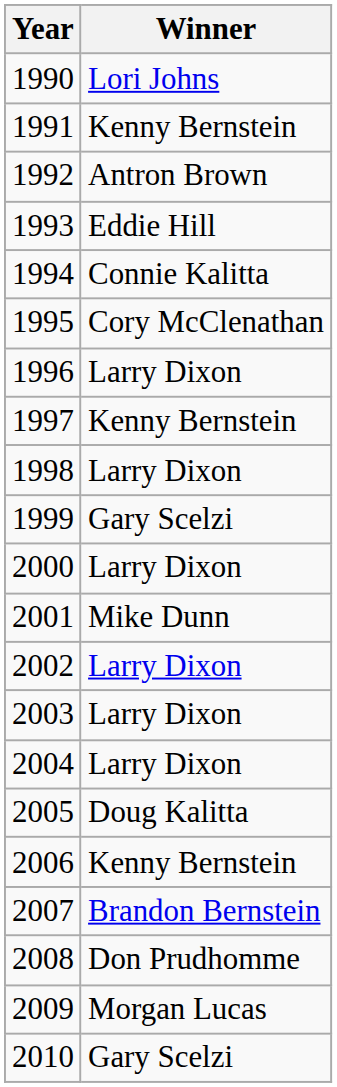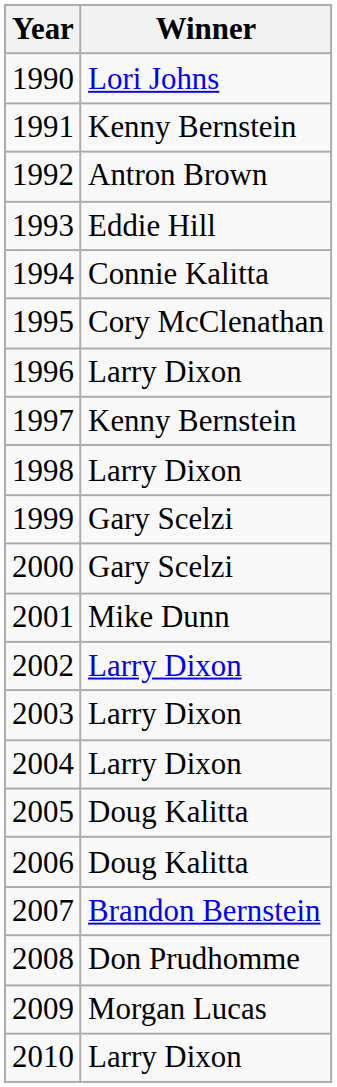(165, 567) Larry Dixon -> (161, 567) Gary Scelzi
(192, 861) Kenny Bernstein -> (168, 861) Doug Kalitta
(161, 1057) Gary Scelzi -> (165, 1057) Larry Dixon
